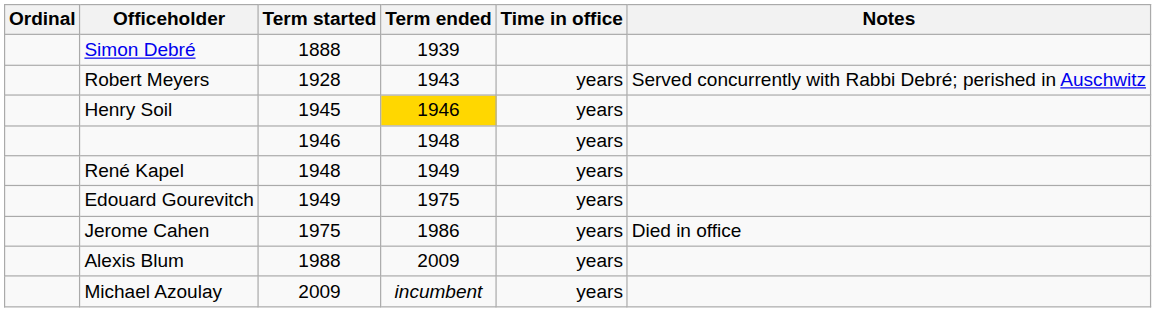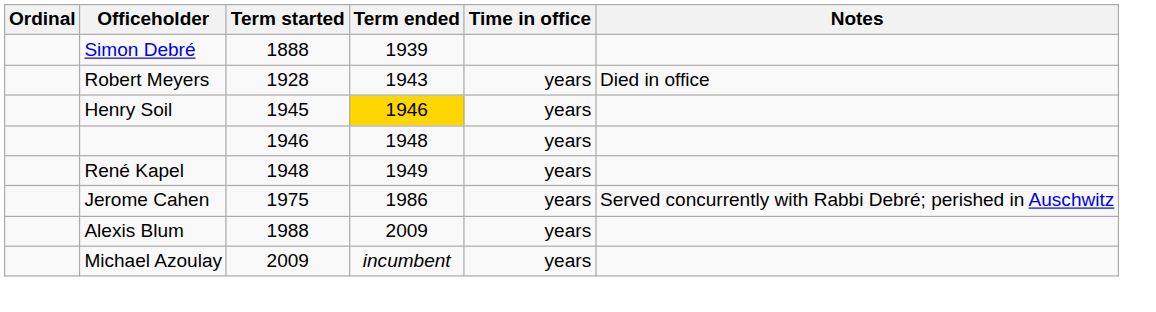(889, 79) Served concurrently with Rabbi Debré; perished in Auschwitz -> (655, 79) Died in office
- row: (169, 200)
(687, 230) Died in office -> (857, 200) Served concurrently with Rabbi Debré; perished in Auschwitz
